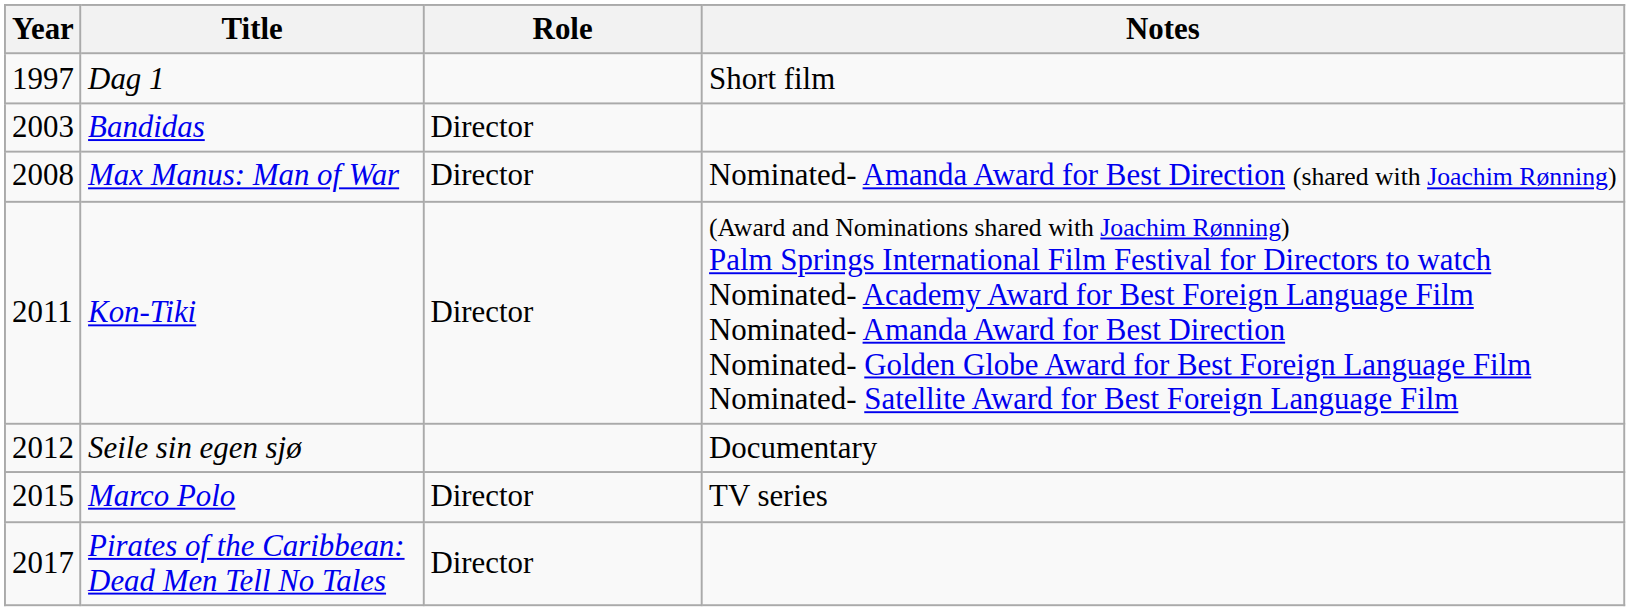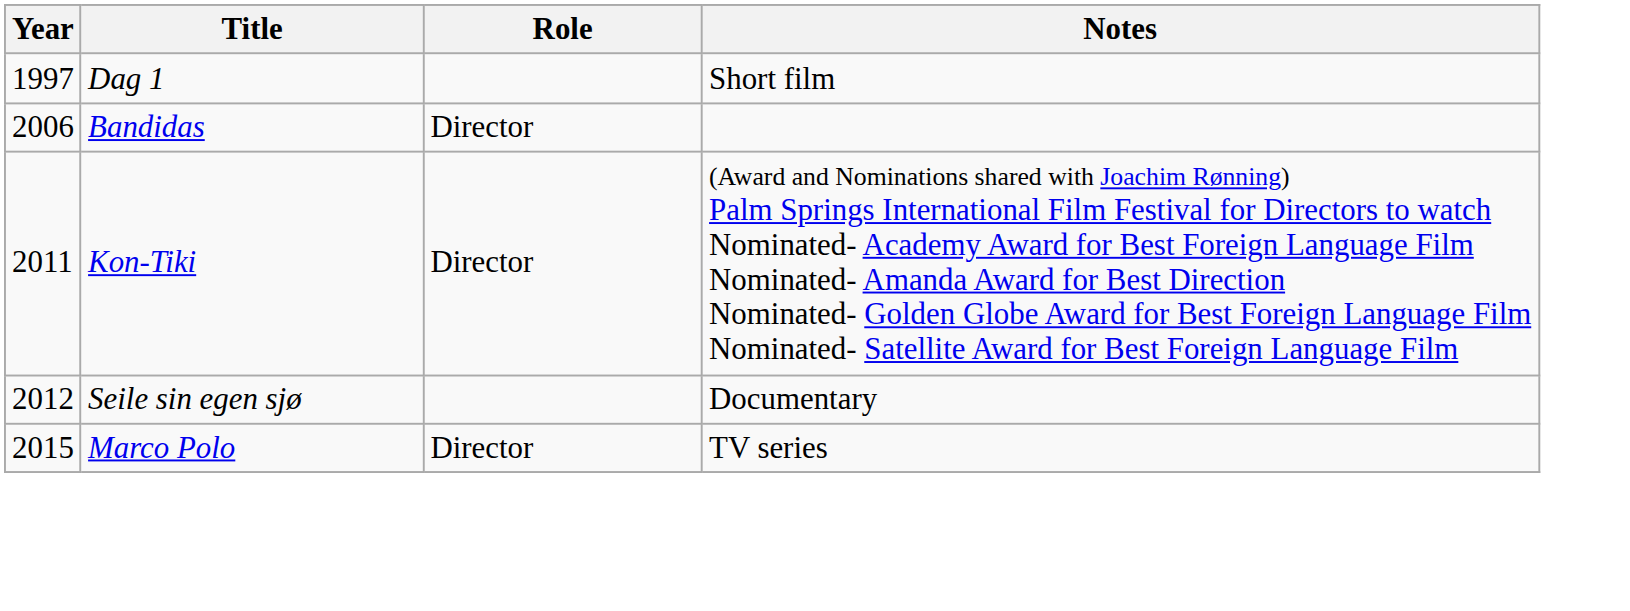(43, 126) 2003 -> (43, 126) 2006
- row: (244, 175)
- row: (246, 562)
